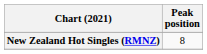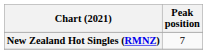(182, 40) 8 -> (182, 40) 7
